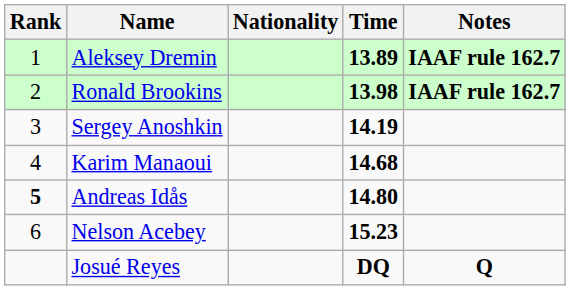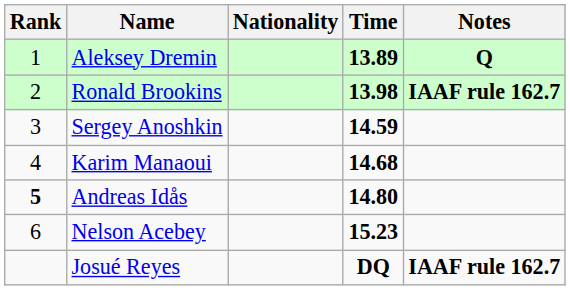(484, 57) IAAF rule 162.7 -> (484, 57) Q
(373, 127) 14.19 -> (373, 127) 14.59
(484, 267) Q -> (484, 267) IAAF rule 162.7
